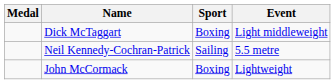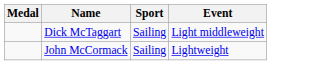(212, 32) Boxing -> (150, 32) Sailing
- row: (117, 50)
(212, 69) Boxing -> (150, 50) Sailing
